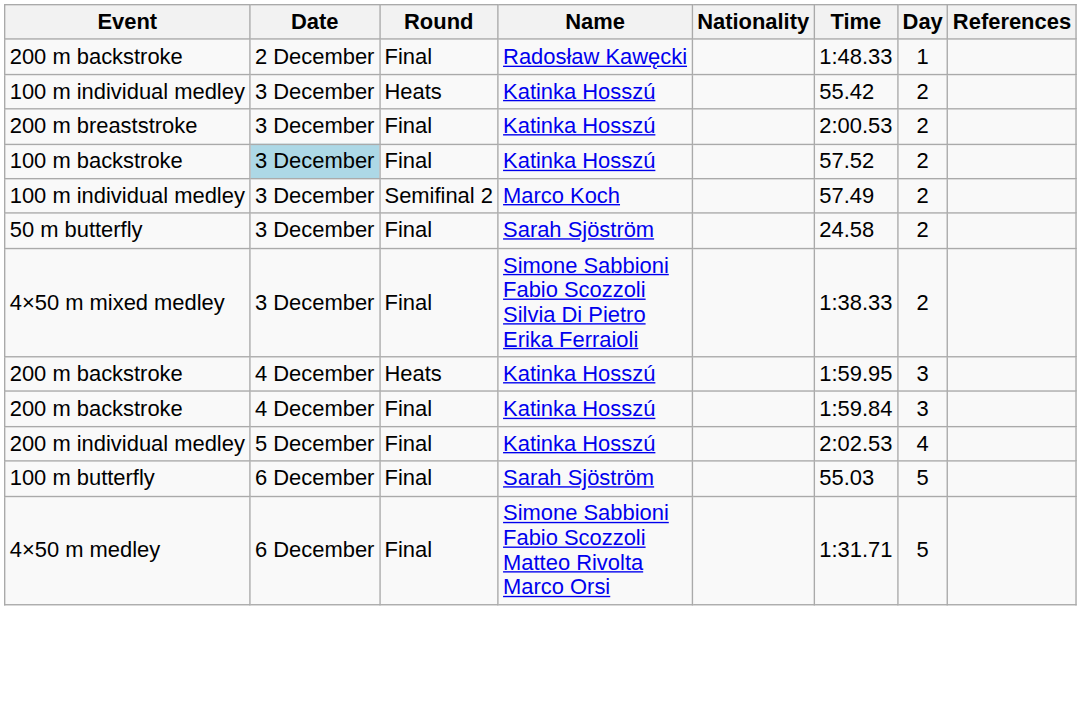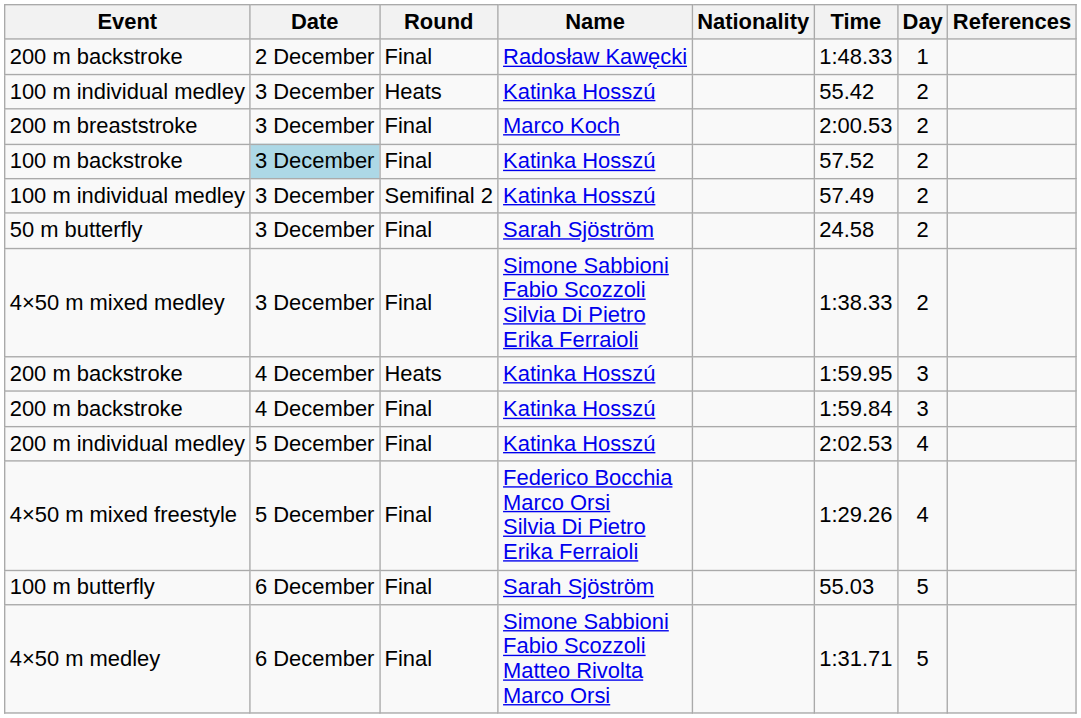(579, 126) Katinka Hosszú -> (562, 126) Marco Koch
(562, 195) Marco Koch -> (579, 195) Katinka Hosszú
+ row: (123, 515)
